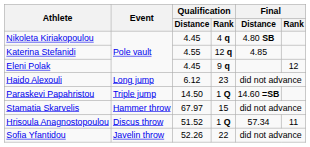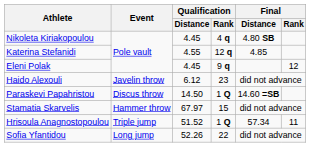(133, 80) Long jump -> (139, 80) Javelin throw
(135, 94) Triple jump -> (138, 94) Discus throw
(138, 122) Discus throw -> (135, 122) Triple jump
(139, 136) Javelin throw -> (133, 136) Long jump
